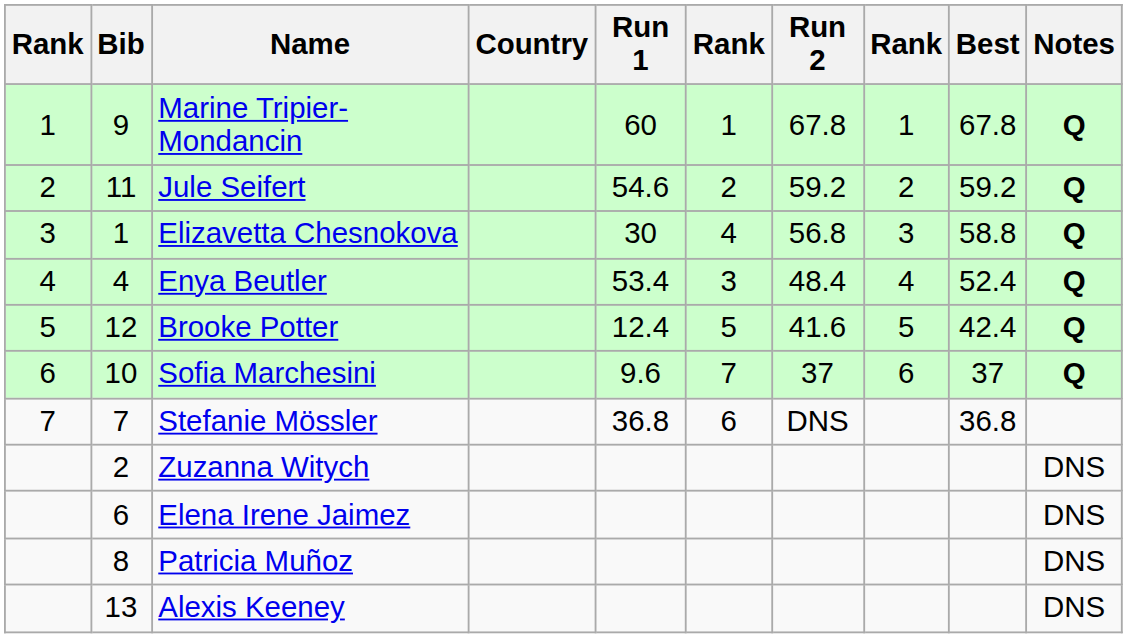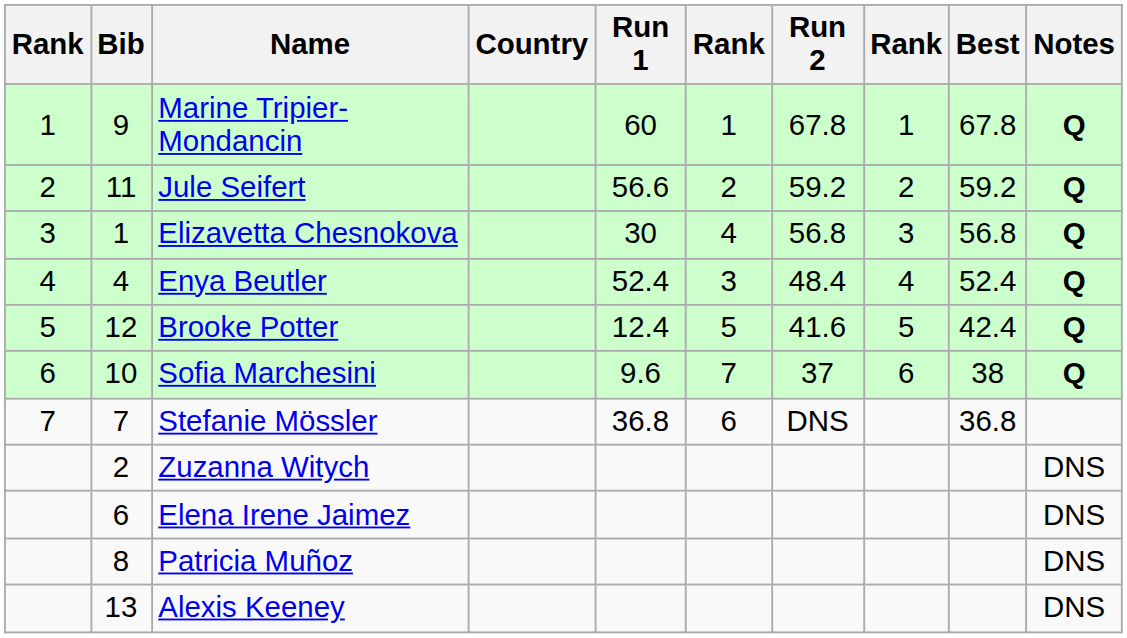(641, 187) 54.6 -> (641, 187) 56.6
(988, 234) 58.8 -> (988, 234) 56.8
(641, 280) 53.4 -> (641, 280) 52.4
(988, 374) 37 -> (988, 374) 38
